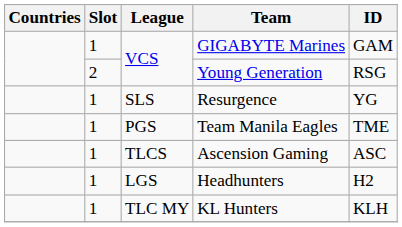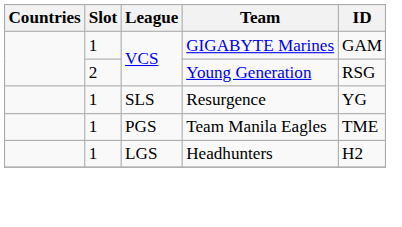- row: (263, 153)
- row: (238, 208)
